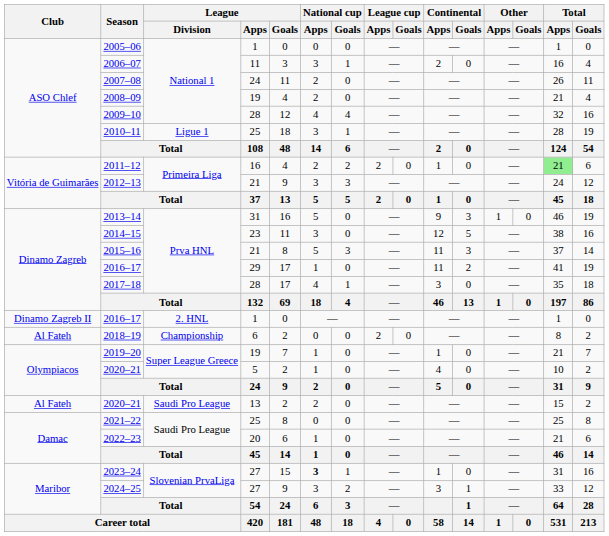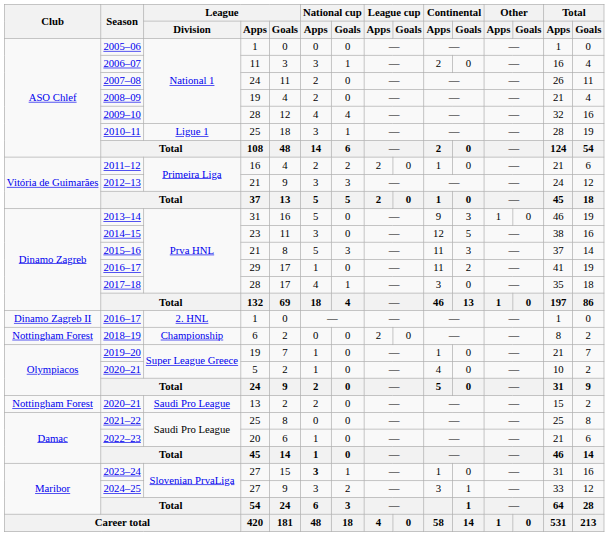(558, 166) lightgreen background -> (558, 166) no background
(53, 336) Al Fateh -> (53, 336) Nottingham Forest
(53, 404) Al Fateh -> (53, 404) Nottingham Forest
